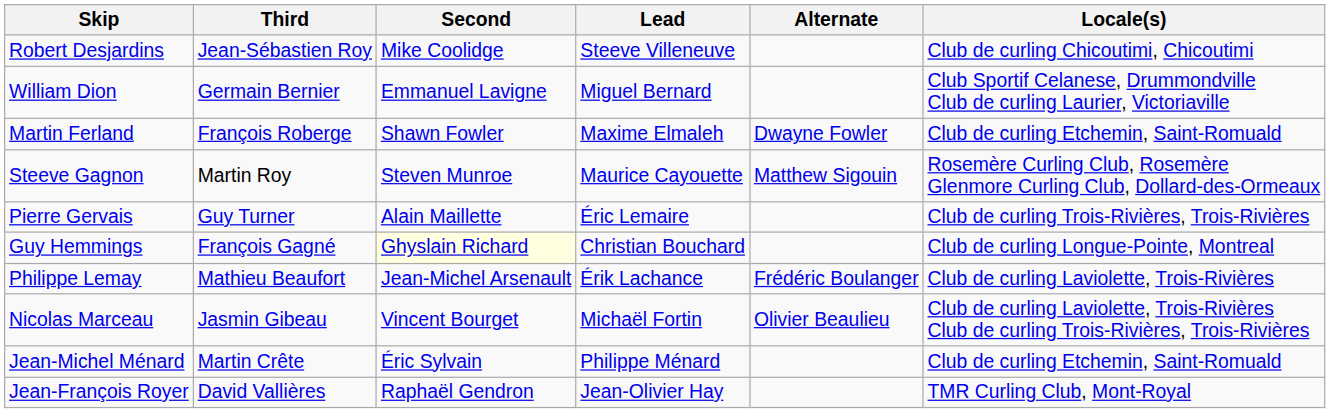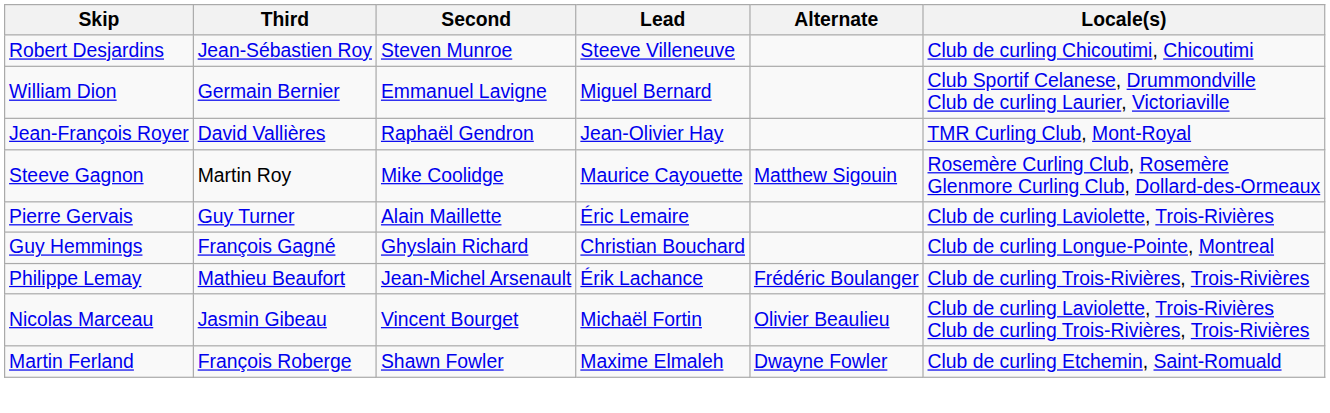(442, 50) Mike Coolidge -> (447, 50) Steven Munroe
rows swapped: (71, 133) <-> (99, 392)
(447, 175) Steven Munroe -> (442, 175) Mike Coolidge
(1118, 216) Club de curling Trois-Rivières, Trois-Rivières -> (1101, 216) Club de curling Laviolette, Trois-Rivières
(455, 247) lightyellow background -> (455, 247) no background
(1101, 278) Club de curling Laviolette, Trois-Rivières -> (1118, 278) Club de curling Trois-Rivières, Trois-Rivières
- row: (97, 361)
